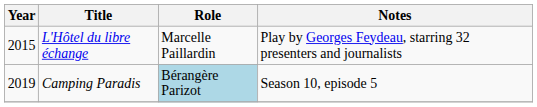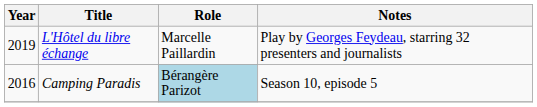(22, 45) 2015 -> (22, 45) 2019
(22, 83) 2019 -> (22, 83) 2016
